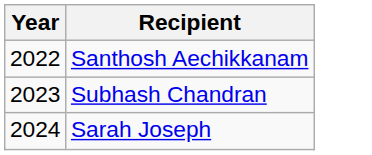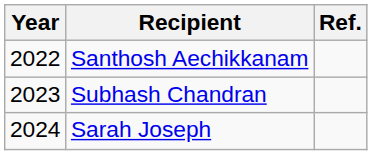+ column: (340, 22)
